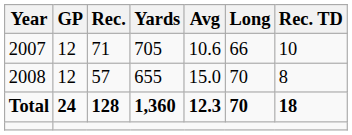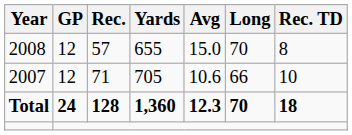rows swapped: (27, 48) <-> (27, 77)
